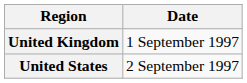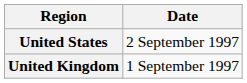rows swapped: (63, 41) <-> (63, 66)
